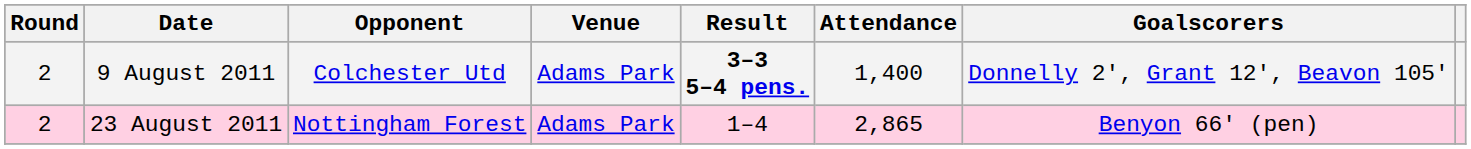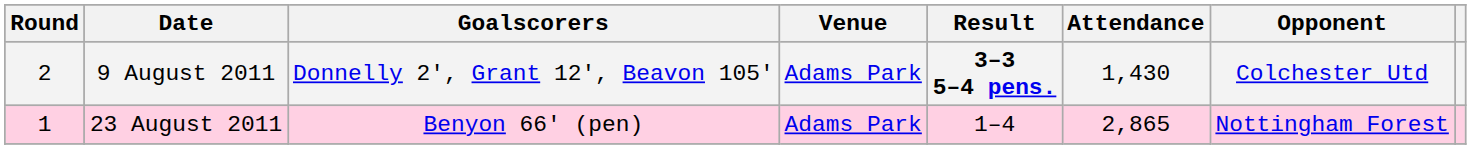columns swapped: (410, 24) <-> (1209, 24)
(889, 74) 1,400 -> (1136, 74) 1,430
(45, 125) 2 -> (45, 125) 1
